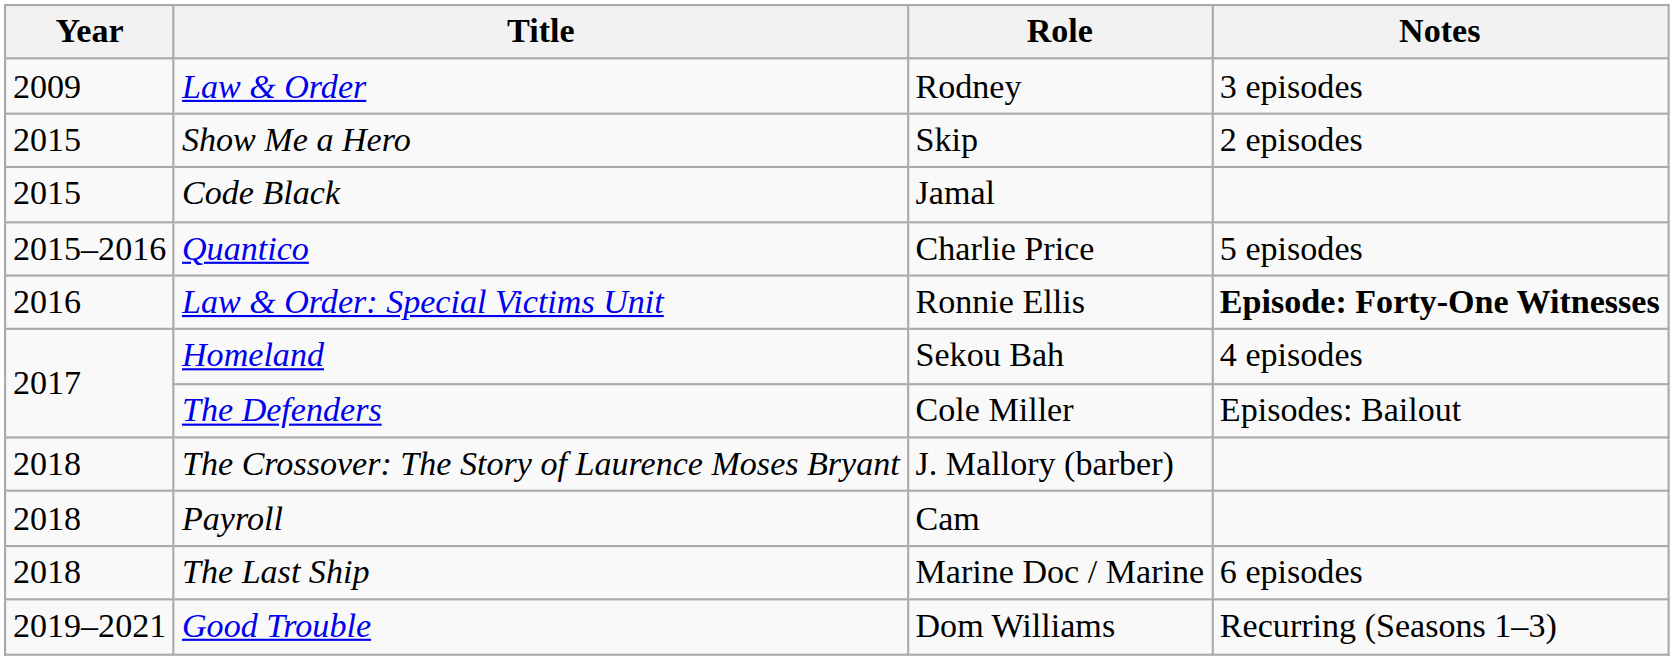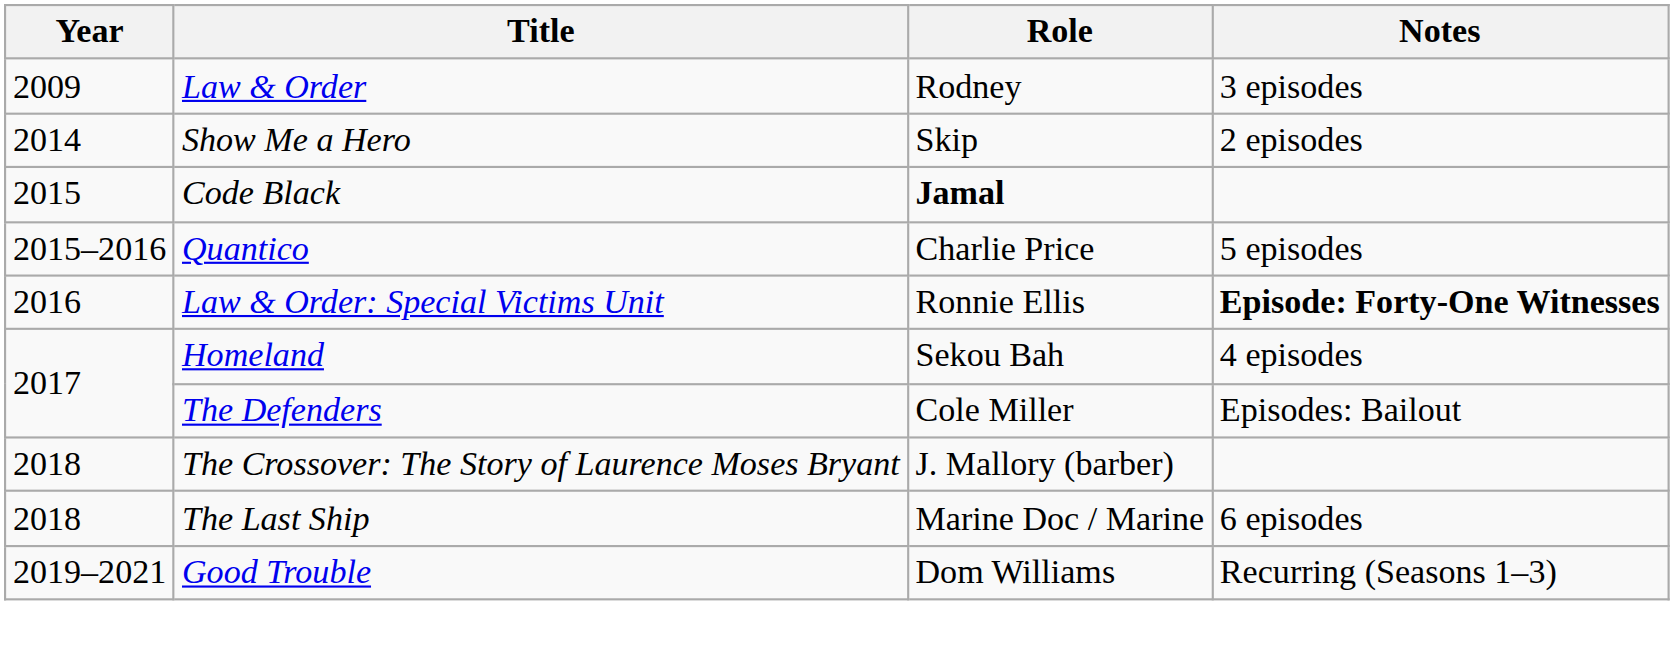(47, 139) 2015 -> (47, 139) 2014
(955, 193) normal -> (960, 193) bold
- row: (232, 517)
